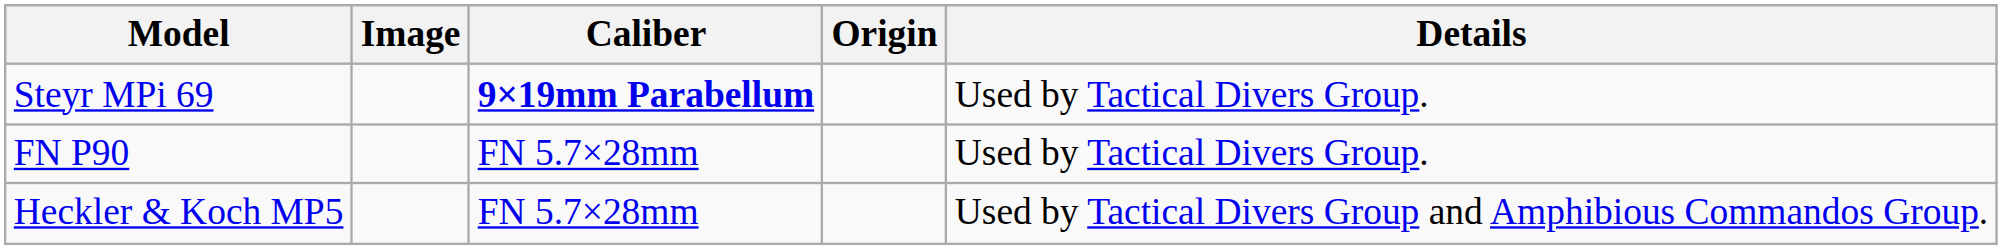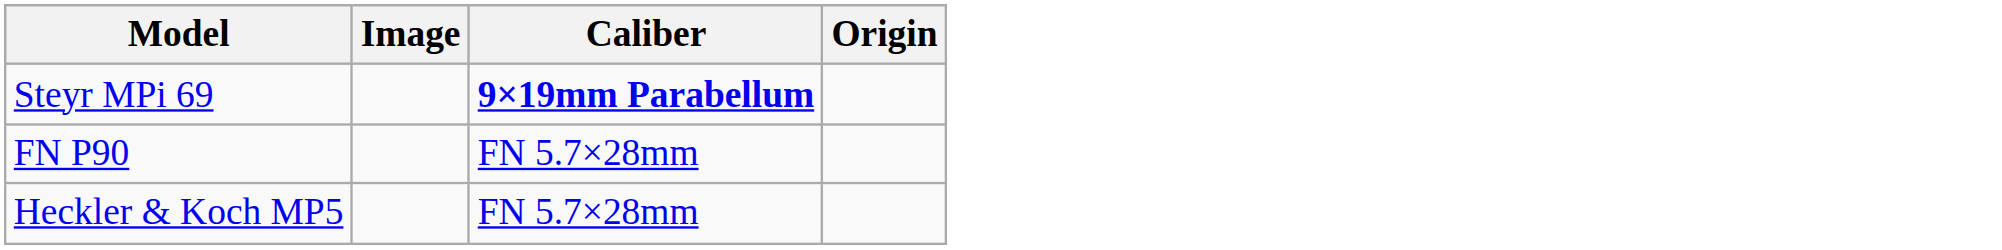- column: (1471, 34)
